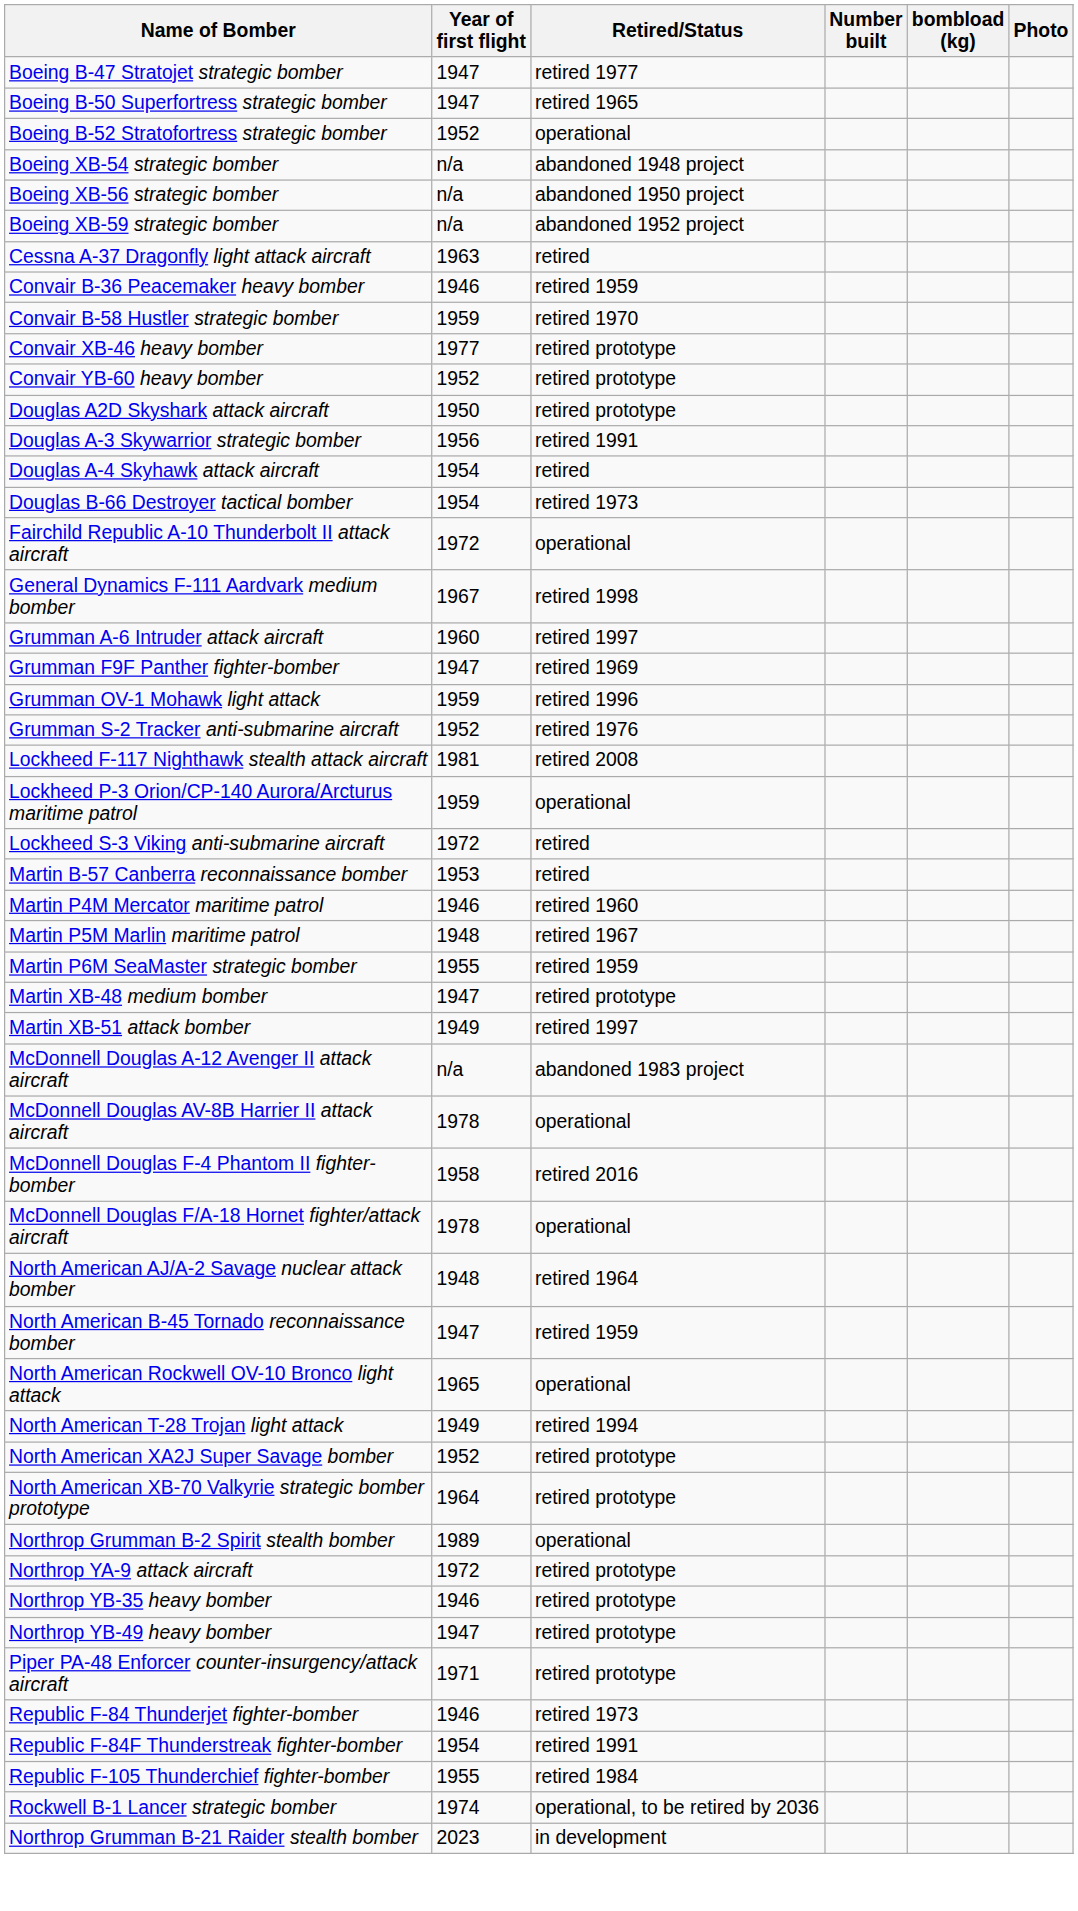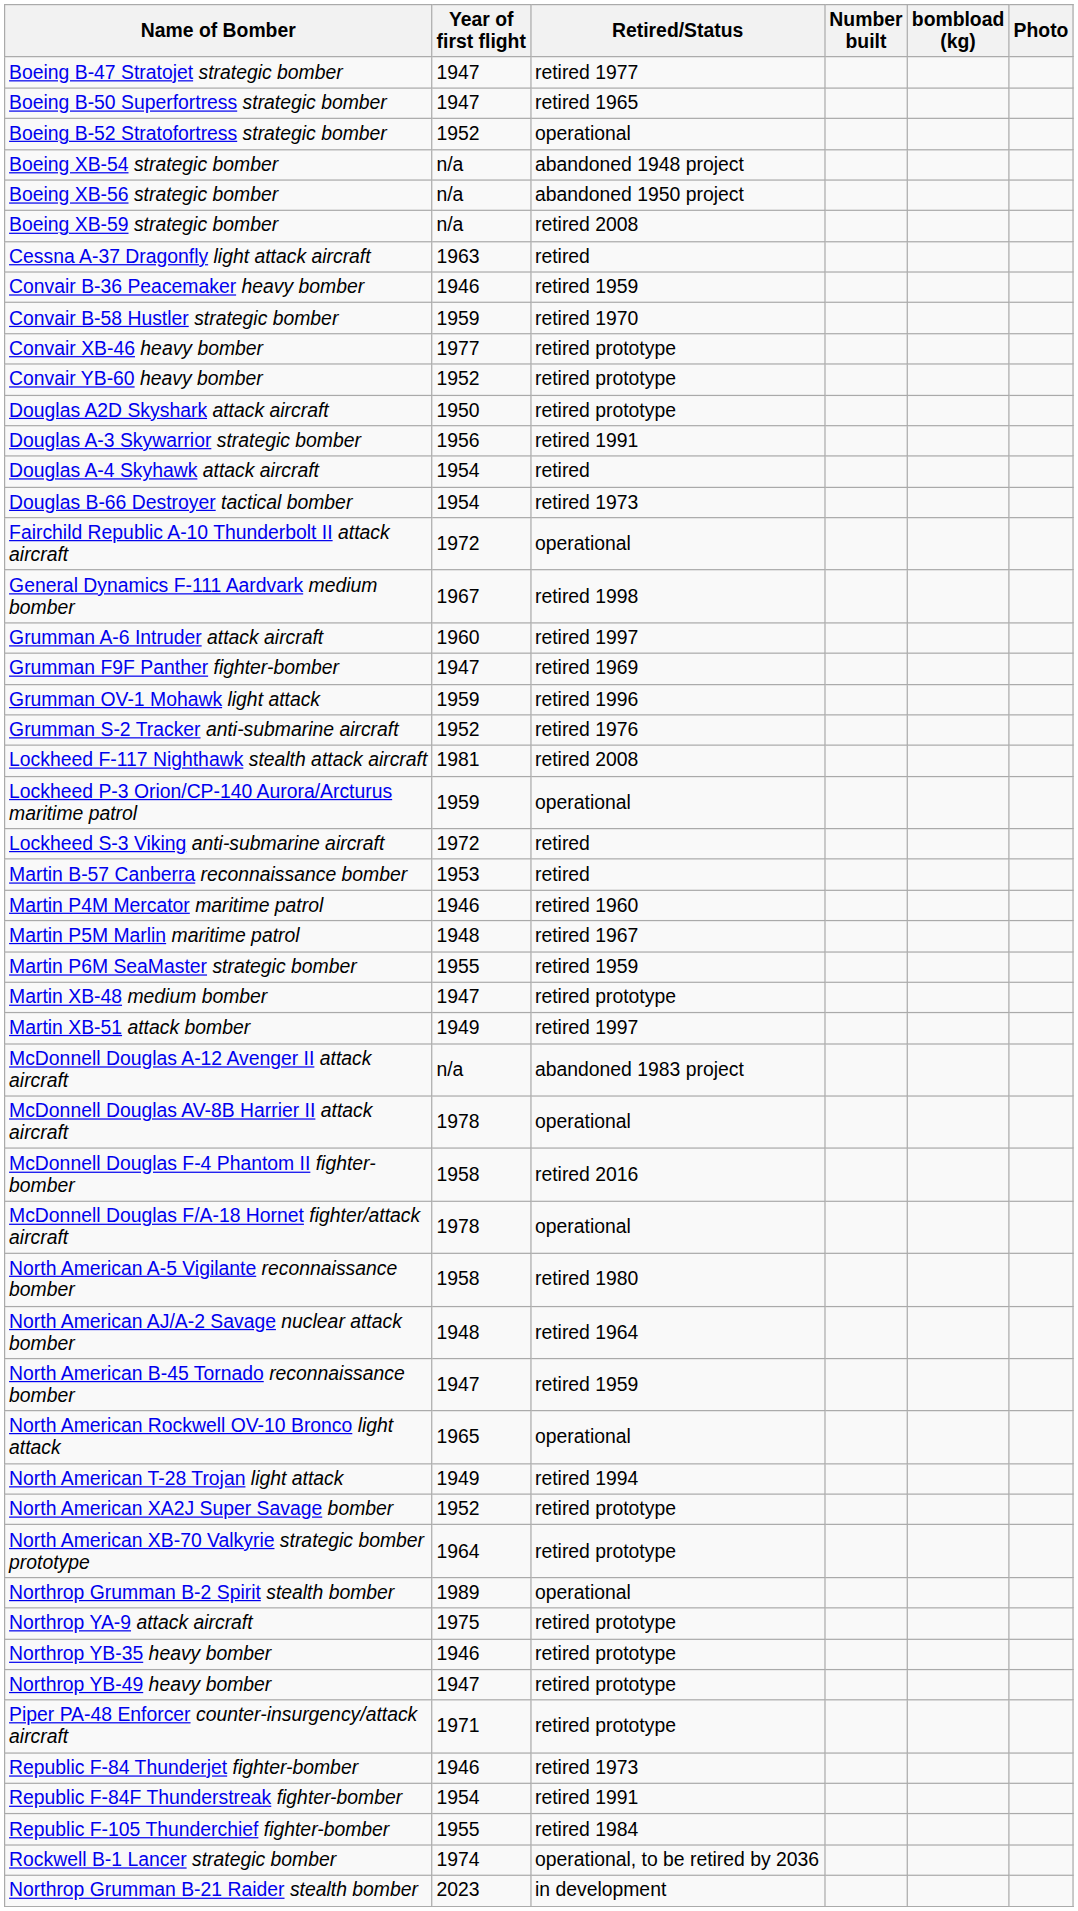(639, 225) abandoned 1952 project -> (587, 225) retired 2008
+ row: (203, 1279)
(458, 1570) 1972 -> (458, 1623) 1975
